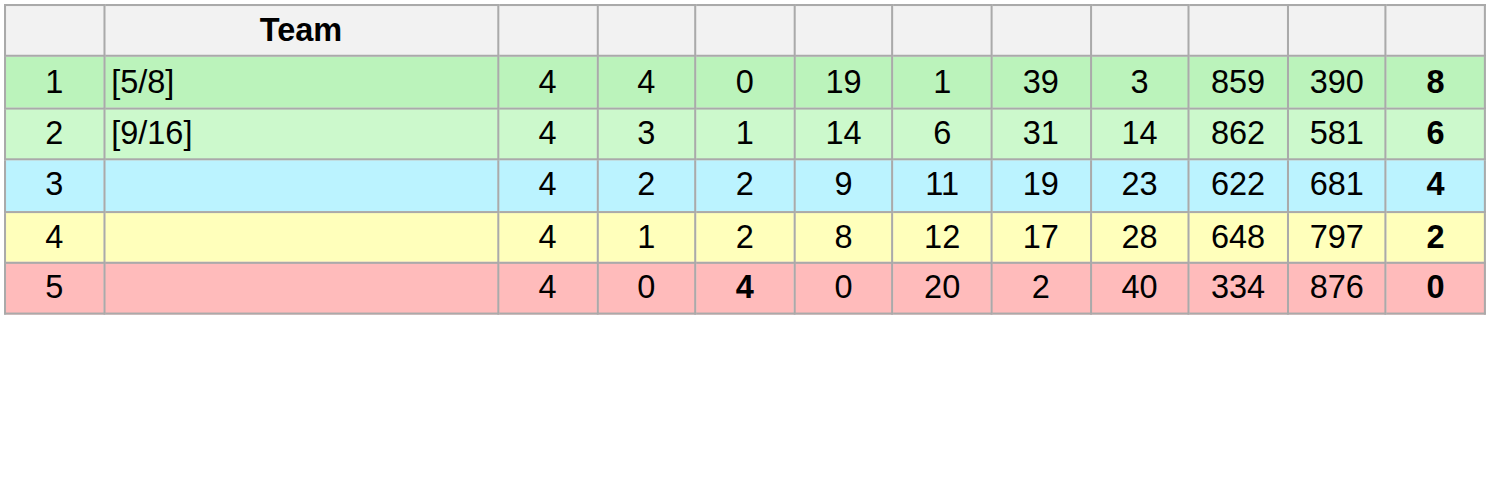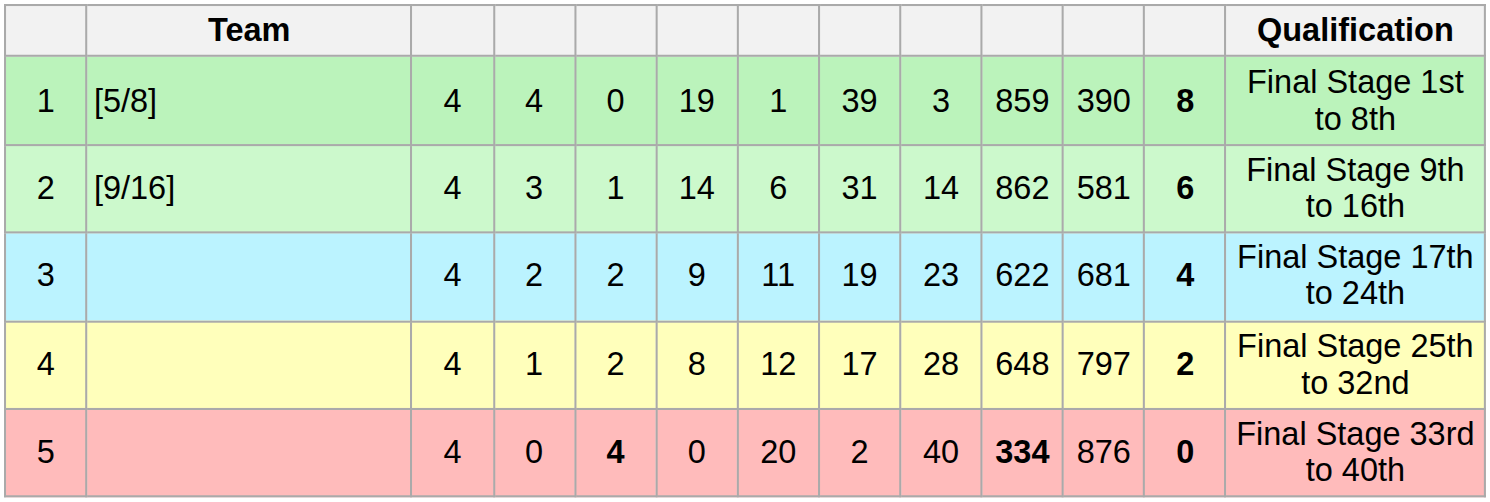+ column: (1355, 30)
(1238, 287) normal -> (1022, 452) bold
